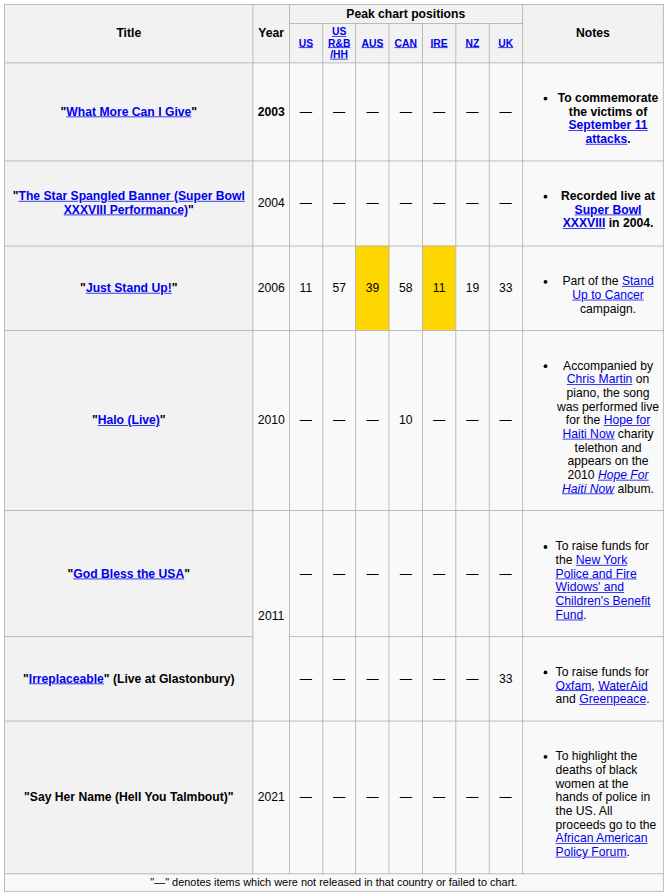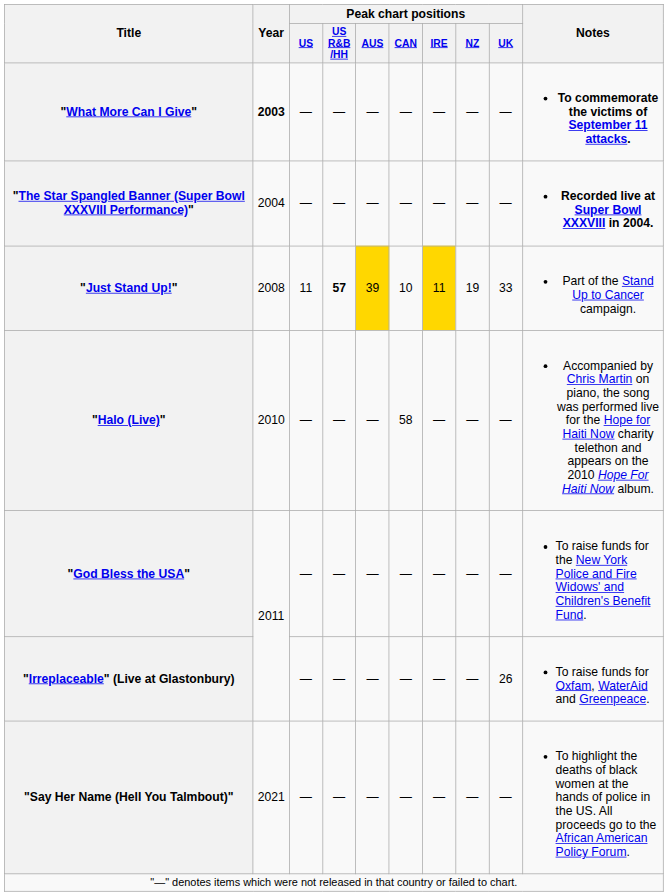(271, 288) 2006 -> (271, 288) 2008
(339, 288) normal -> (339, 288) bold
(406, 288) 58 -> (406, 288) 10
(406, 420) 10 -> (406, 420) 58
(506, 678) 33 -> (506, 678) 26
